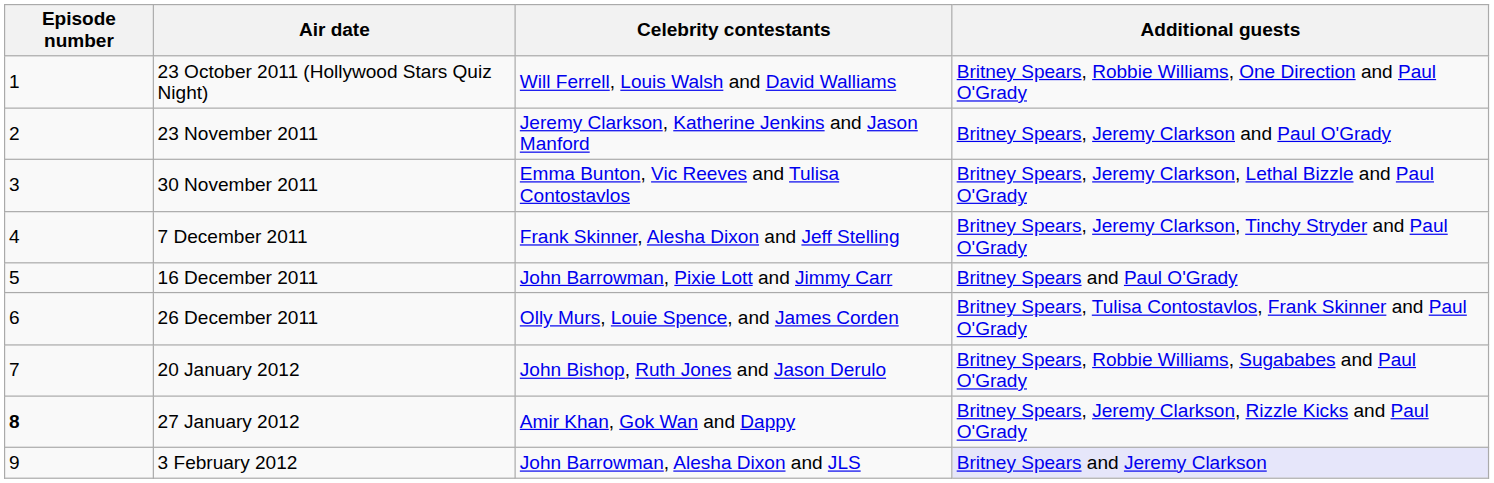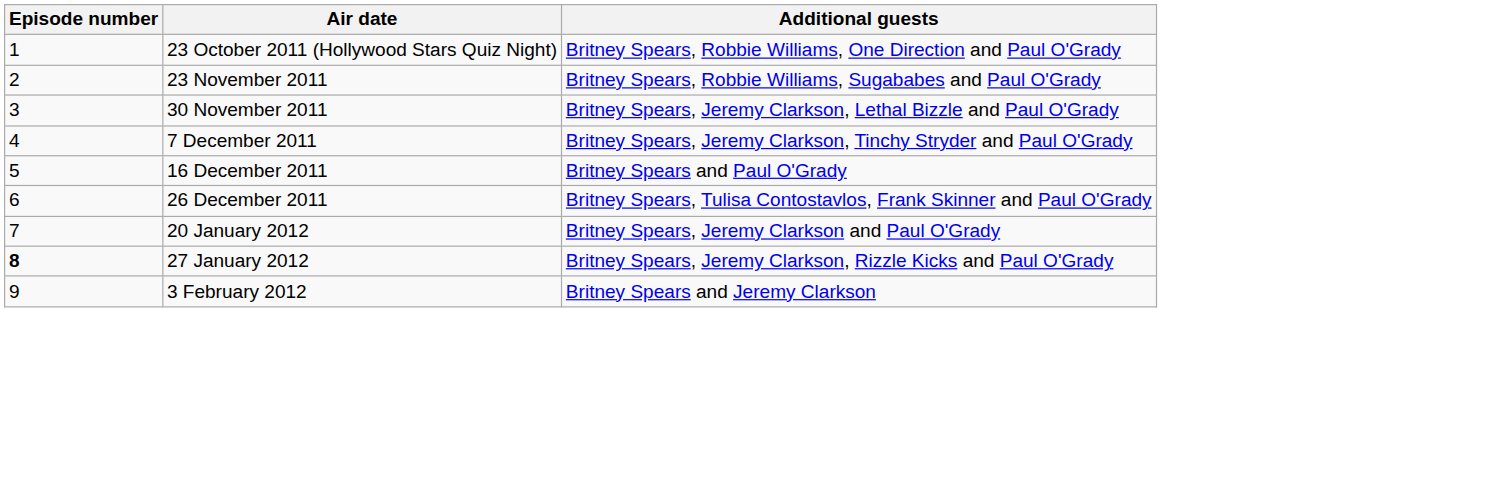- column: (734, 30)
(1174, 133) Britney Spears, Jeremy Clarkson and Paul O'Grady -> (833, 79) Britney Spears, Robbie Williams, Sugababes and Paul O'Grady
(1186, 370) Britney Spears, Robbie Williams, Sugababes and Paul O'Grady -> (783, 230) Britney Spears, Jeremy Clarkson and Paul O'Grady
(1112, 462) lavender background -> (721, 291) no background
